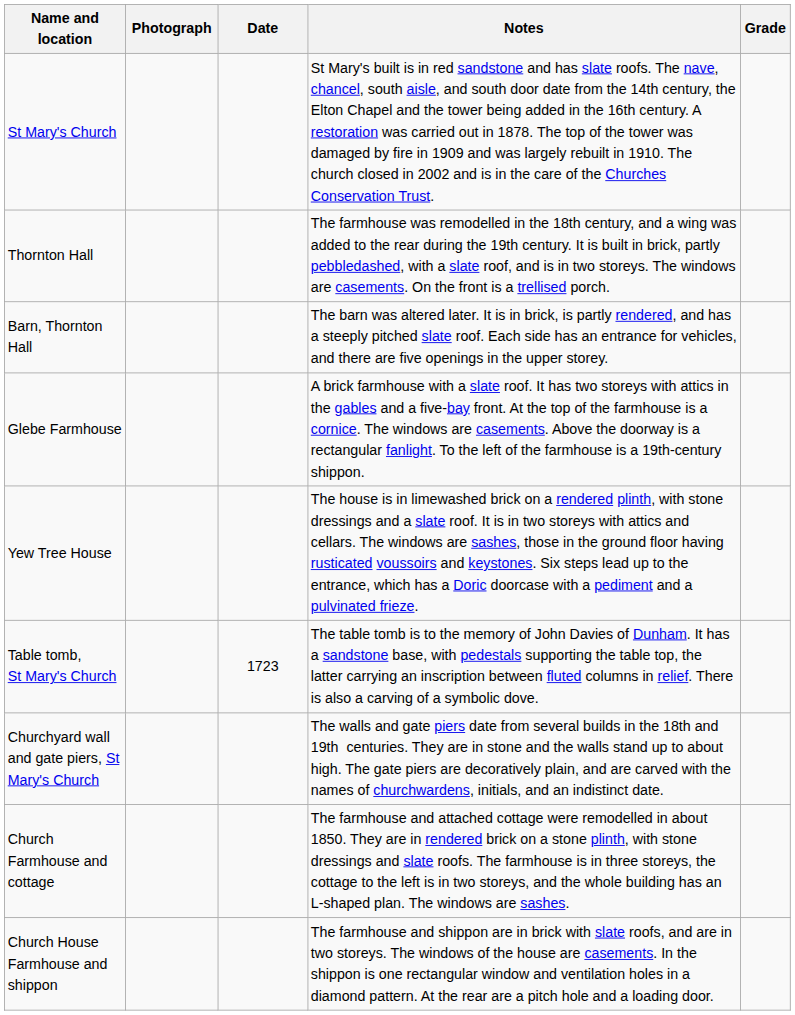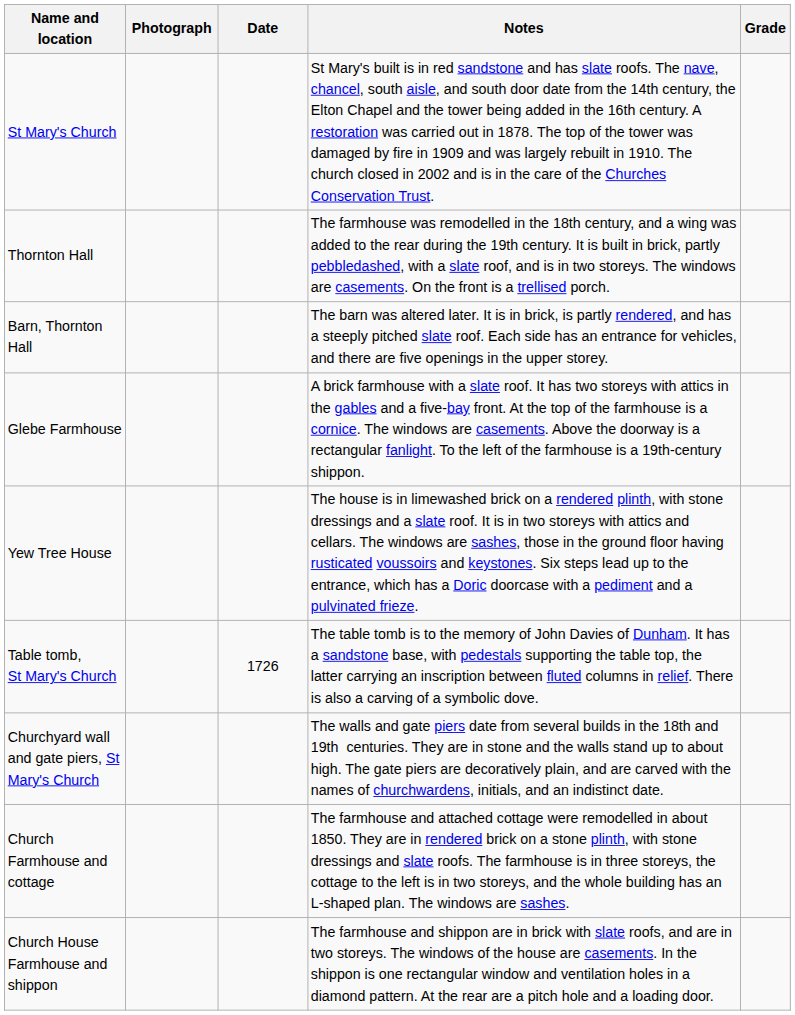(263, 666) 1723 -> (263, 666) 1726
